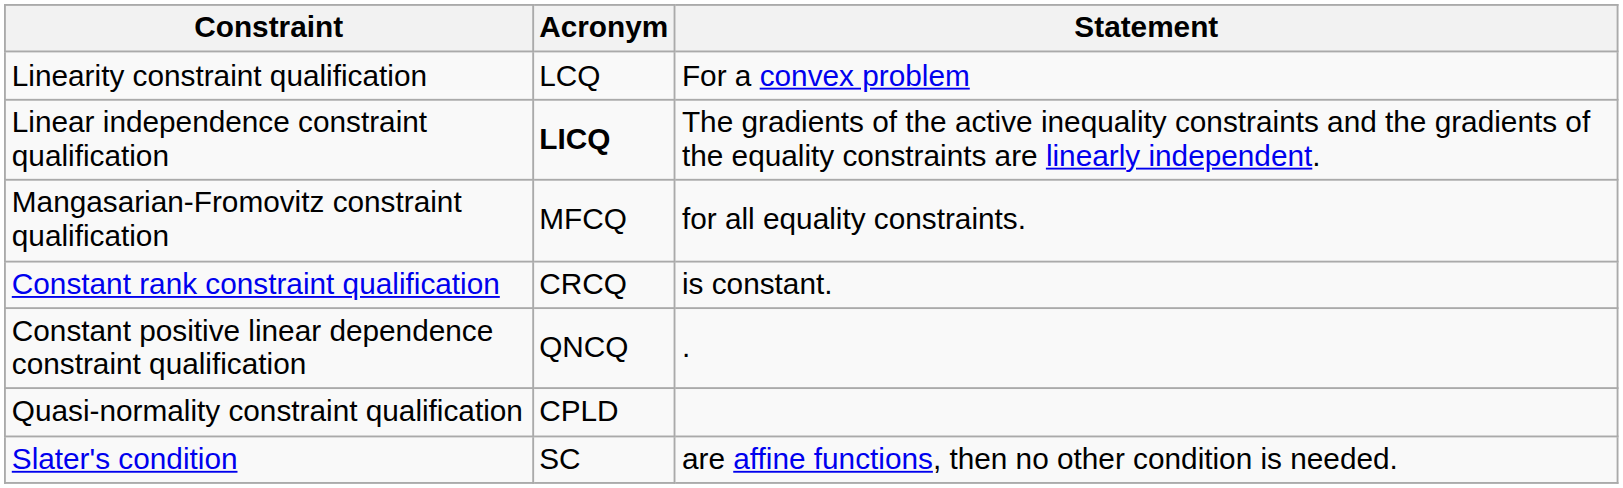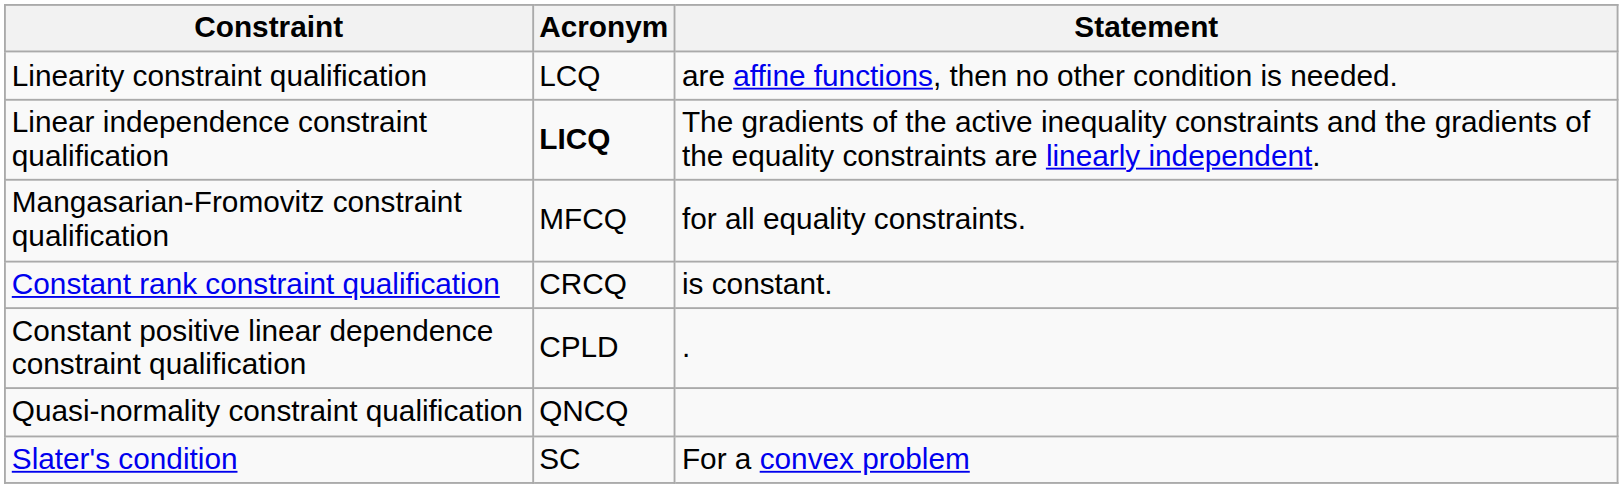(826, 75) For a convex problem -> (1040, 75) are affine functions, then no other condition is needed.
(584, 347) QNCQ -> (579, 347) CPLD
(579, 411) CPLD -> (584, 411) QNCQ
(1040, 458) are affine functions, then no other condition is needed. -> (826, 458) For a convex problem
